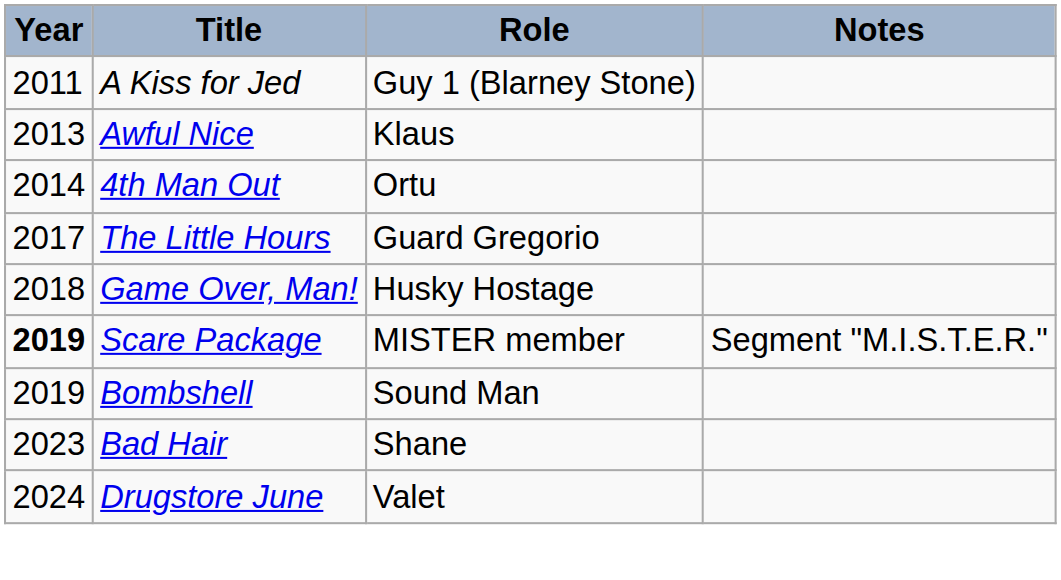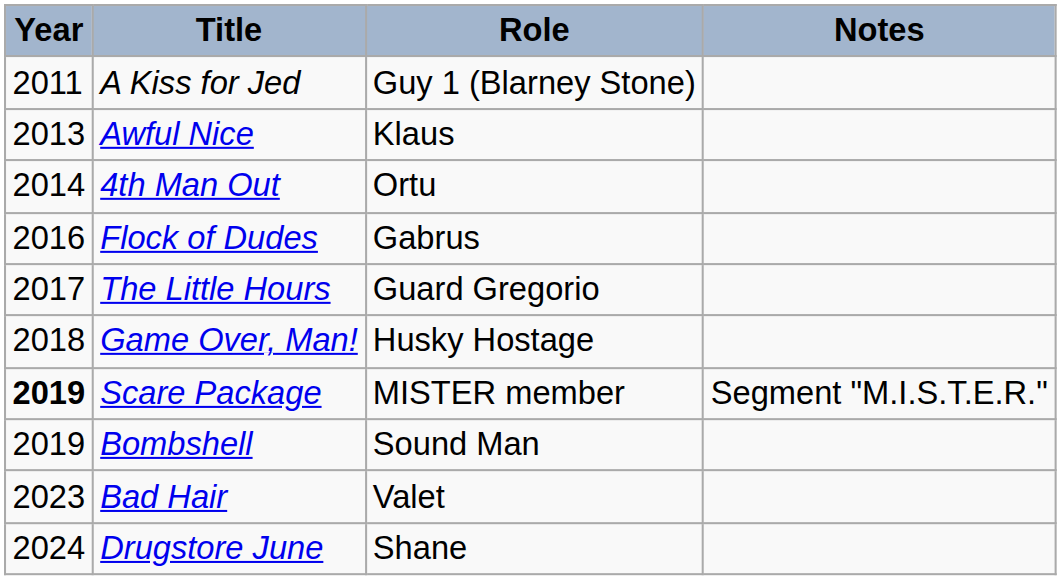+ row: (209, 237)
(420, 444) Shane -> (409, 496) Valet
(409, 496) Valet -> (420, 548) Shane
